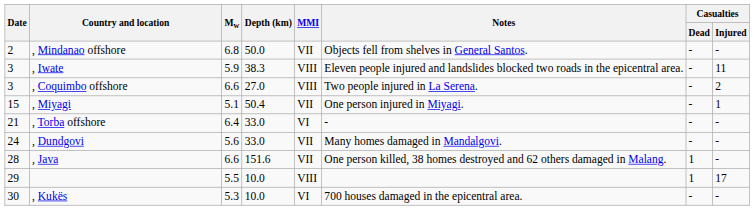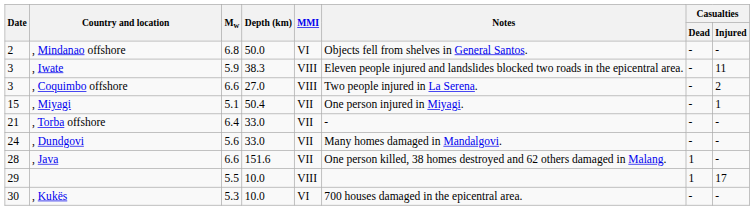(305, 50) VII -> (303, 50) VI
(303, 123) VI -> (305, 123) VII
